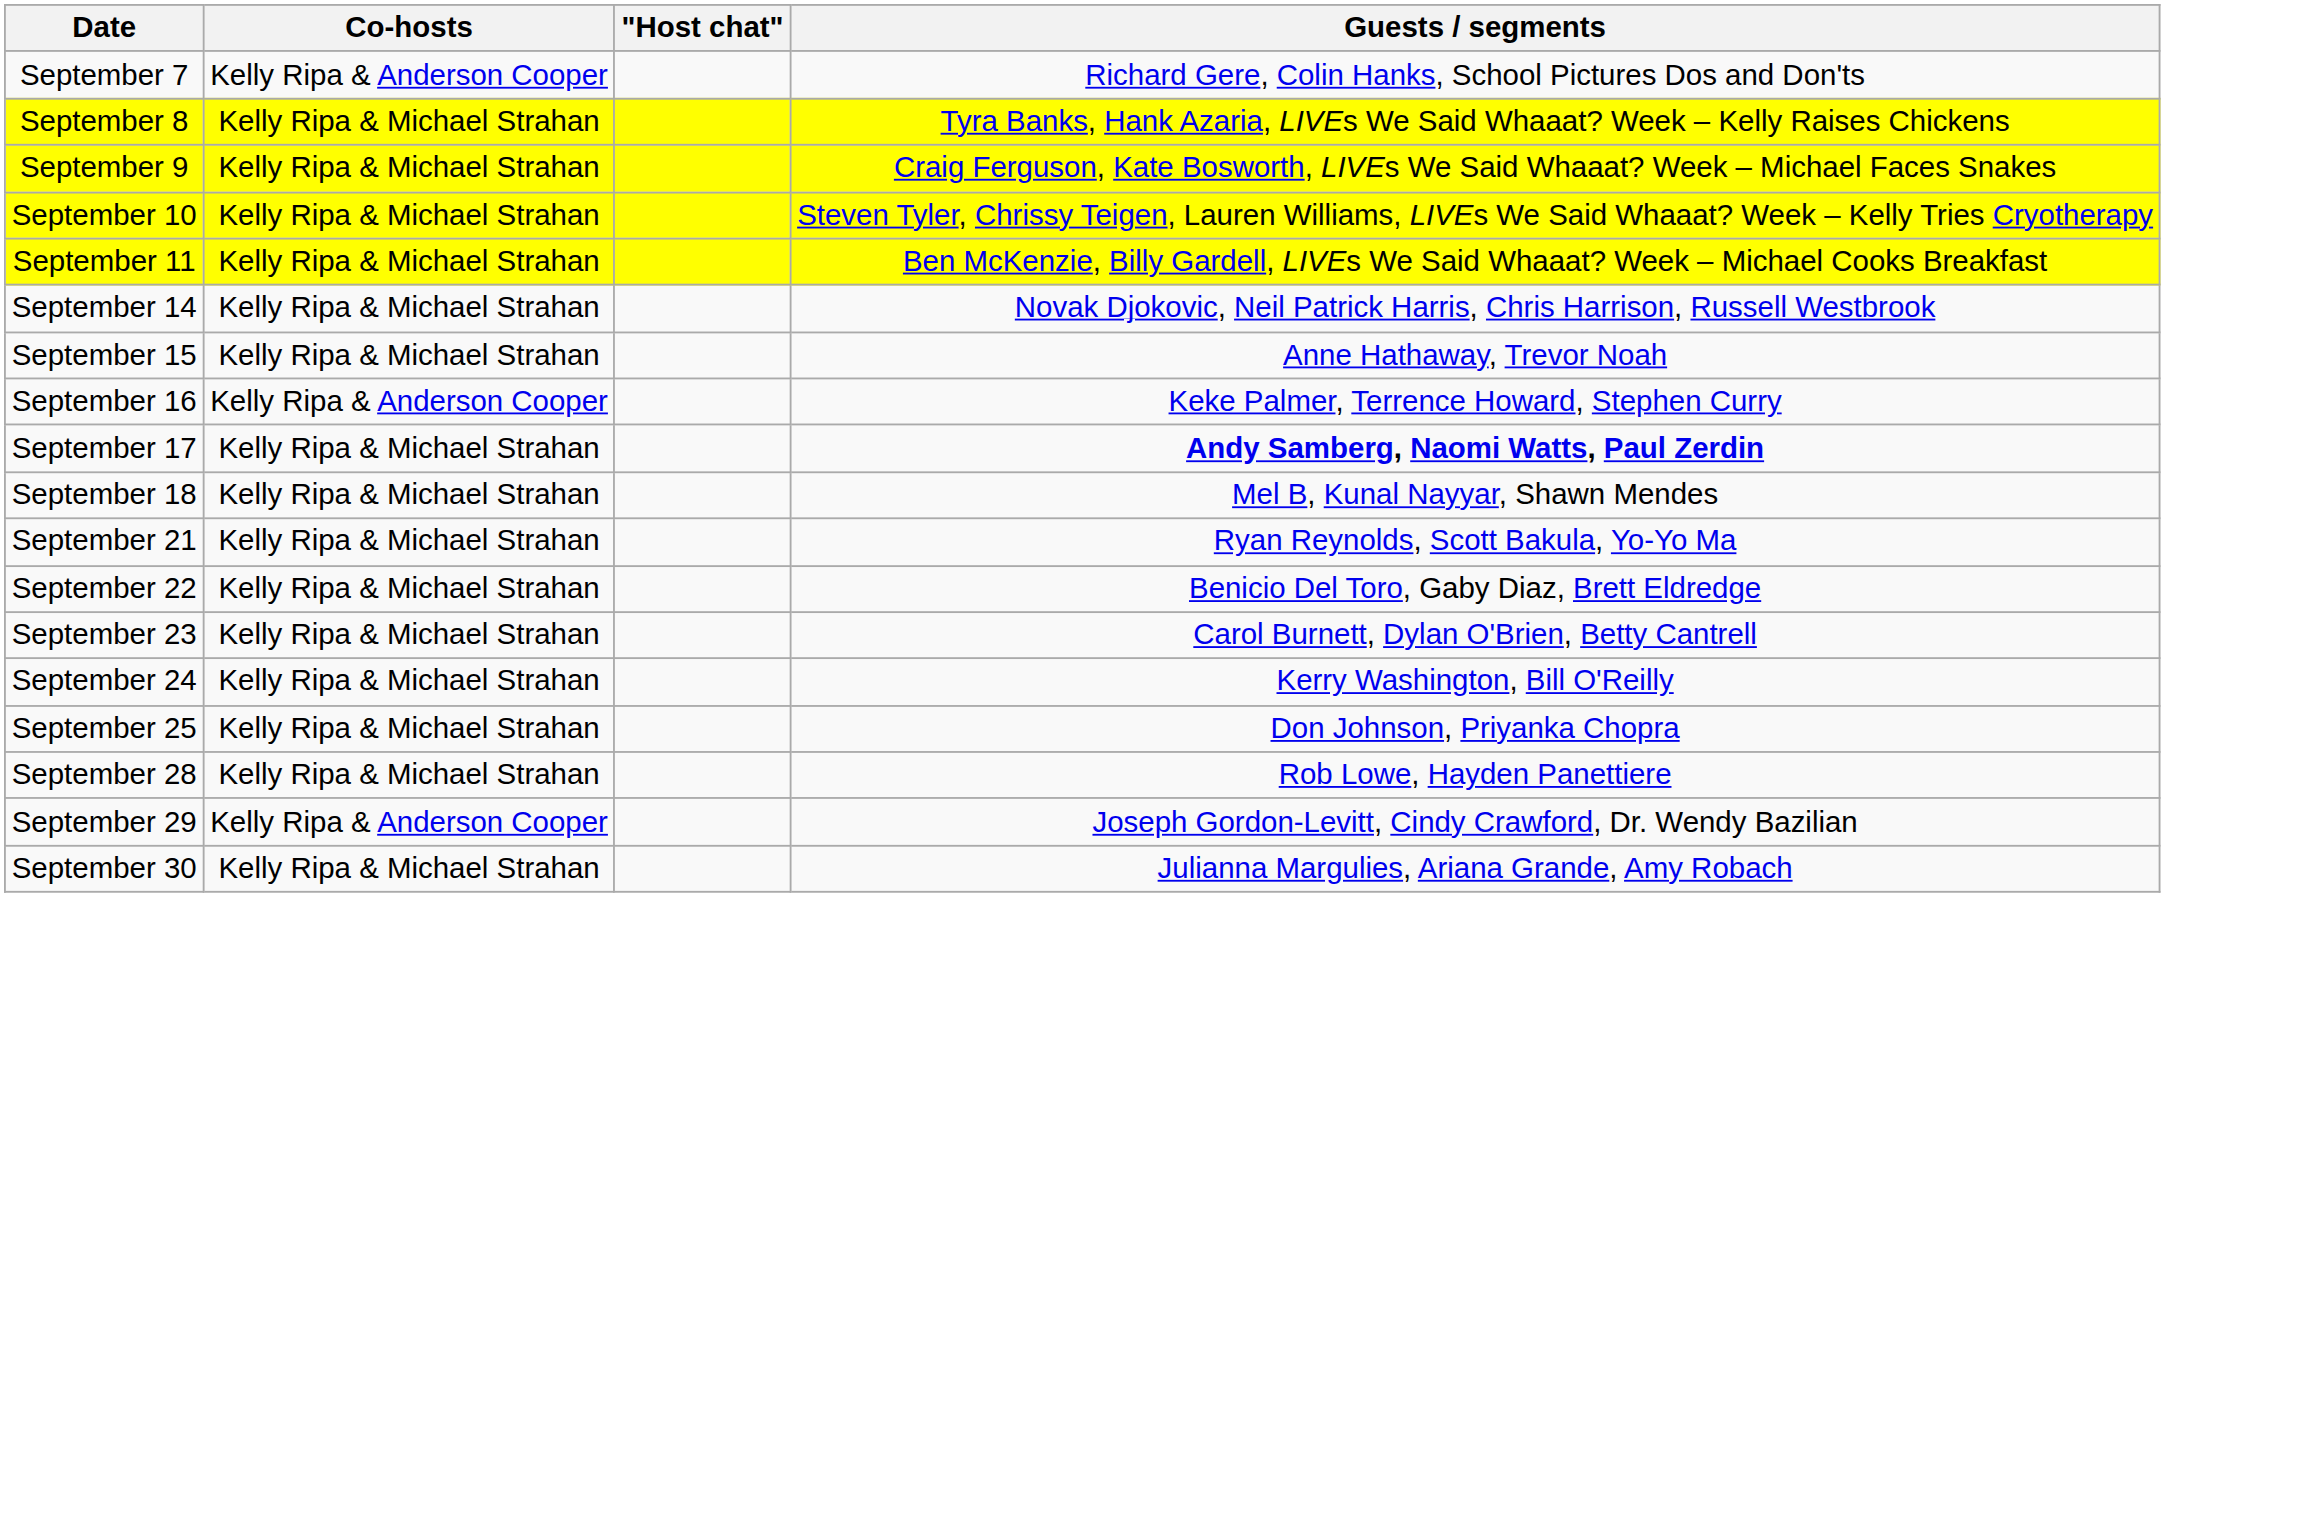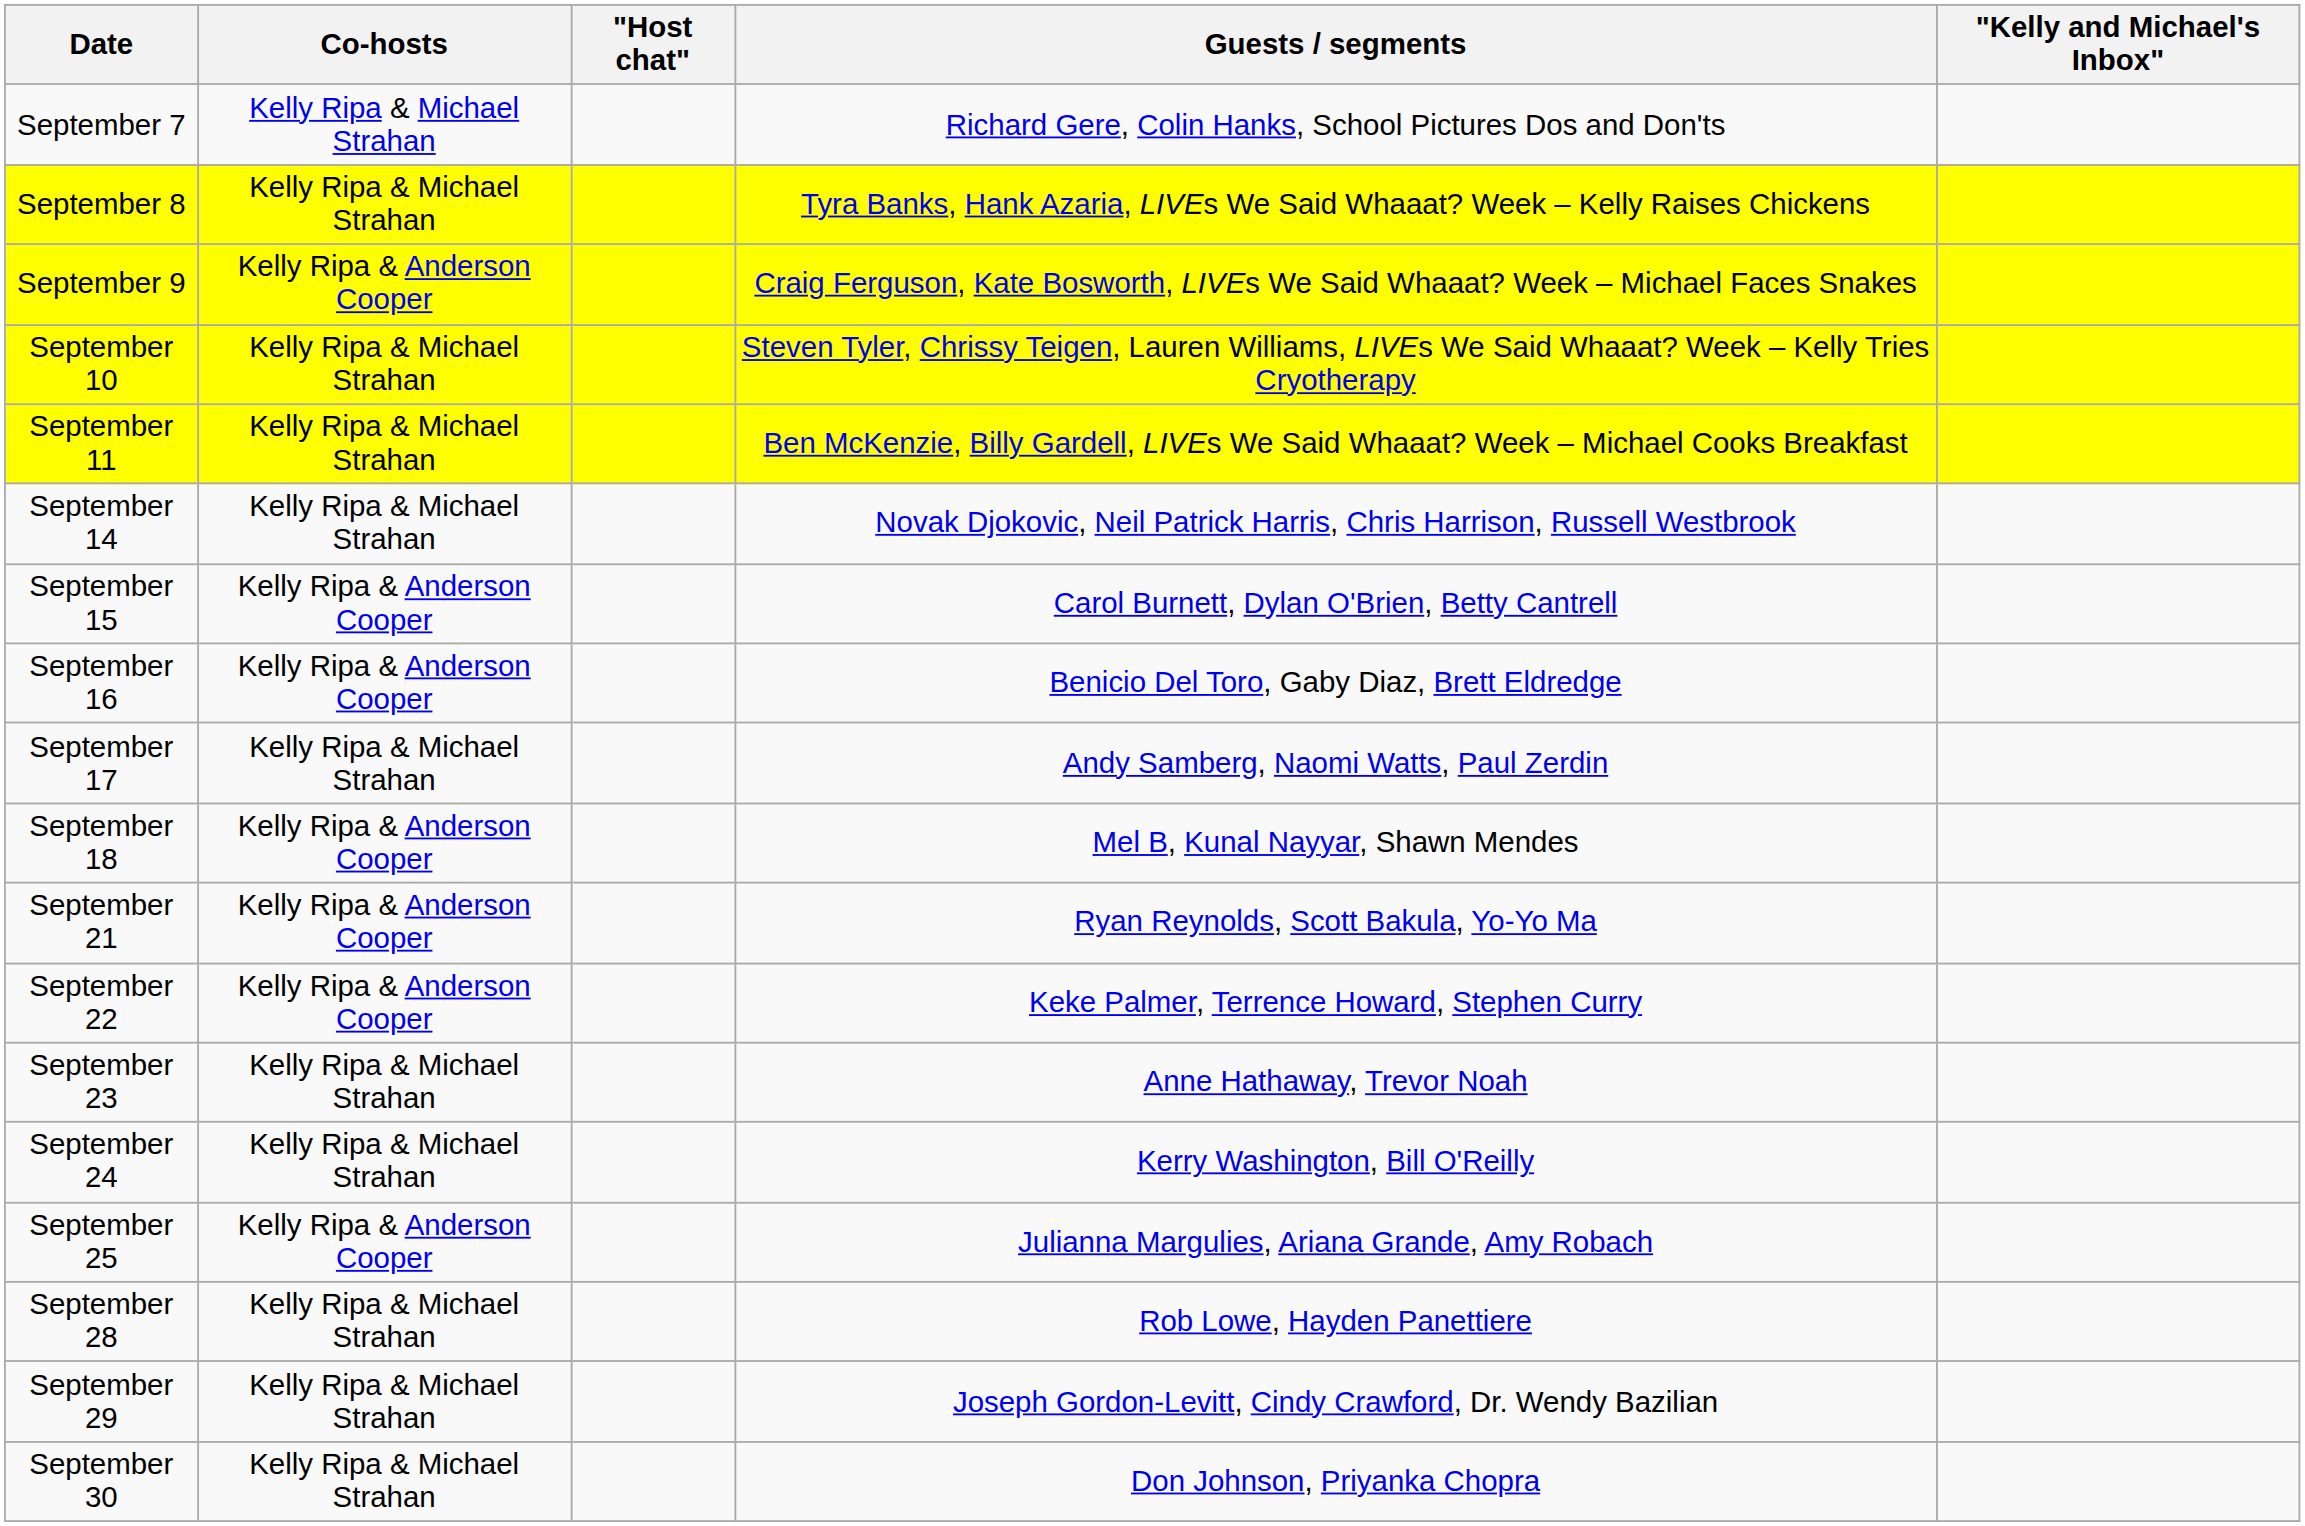+ column: (2118, 44)
(409, 74) Kelly Ripa & Anderson Cooper -> (384, 124) Kelly Ripa & Michael Strahan
(409, 167) Kelly Ripa & Michael Strahan -> (384, 283) Kelly Ripa & Anderson Cooper
(409, 354) Kelly Ripa & Michael Strahan -> (384, 603) Kelly Ripa & Anderson Cooper
(1475, 354) Anne Hathaway, Trevor Noah -> (1336, 603) Carol Burnett, Dylan O'Brien, Betty Cantrell
(1475, 401) Keke Palmer, Terrence Howard, Stephen Curry -> (1336, 682) Benicio Del Toro, Gaby Diaz, Brett Eldredge
(1475, 448) bold -> (1336, 762) normal
(409, 494) Kelly Ripa & Michael Strahan -> (384, 842) Kelly Ripa & Anderson Cooper
(409, 541) Kelly Ripa & Michael Strahan -> (384, 922) Kelly Ripa & Anderson Cooper
(409, 588) Kelly Ripa & Michael Strahan -> (384, 1002) Kelly Ripa & Anderson Cooper
(1475, 588) Benicio Del Toro, Gaby Diaz, Brett Eldredge -> (1336, 1002) Keke Palmer, Terrence Howard, Stephen Curry
(1475, 634) Carol Burnett, Dylan O'Brien, Betty Cantrell -> (1336, 1081) Anne Hathaway, Trevor Noah
(409, 728) Kelly Ripa & Michael Strahan -> (384, 1241) Kelly Ripa & Anderson Cooper
(1475, 728) Don Johnson, Priyanka Chopra -> (1336, 1241) Julianna Margulies, Ariana Grande, Amy Robach
(409, 821) Kelly Ripa & Anderson Cooper -> (384, 1401) Kelly Ripa & Michael Strahan
(1475, 868) Julianna Margulies, Ariana Grande, Amy Robach -> (1336, 1480) Don Johnson, Priyanka Chopra
